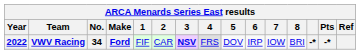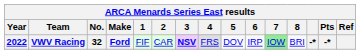(97, 42) 34 -> (97, 42) 32
(276, 42) no background -> (276, 42) lightgreen background
